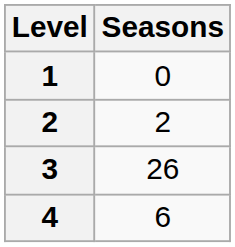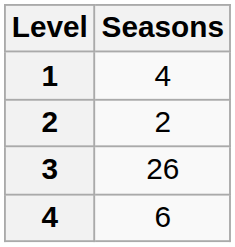(163, 75) 0 -> (163, 75) 4
